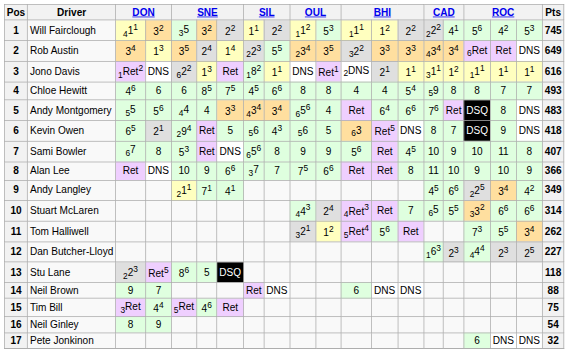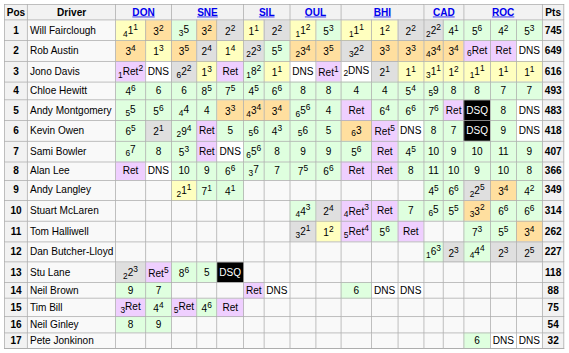(529, 151) 8 -> (529, 151) 9
(529, 170) 9 -> (529, 170) 8
